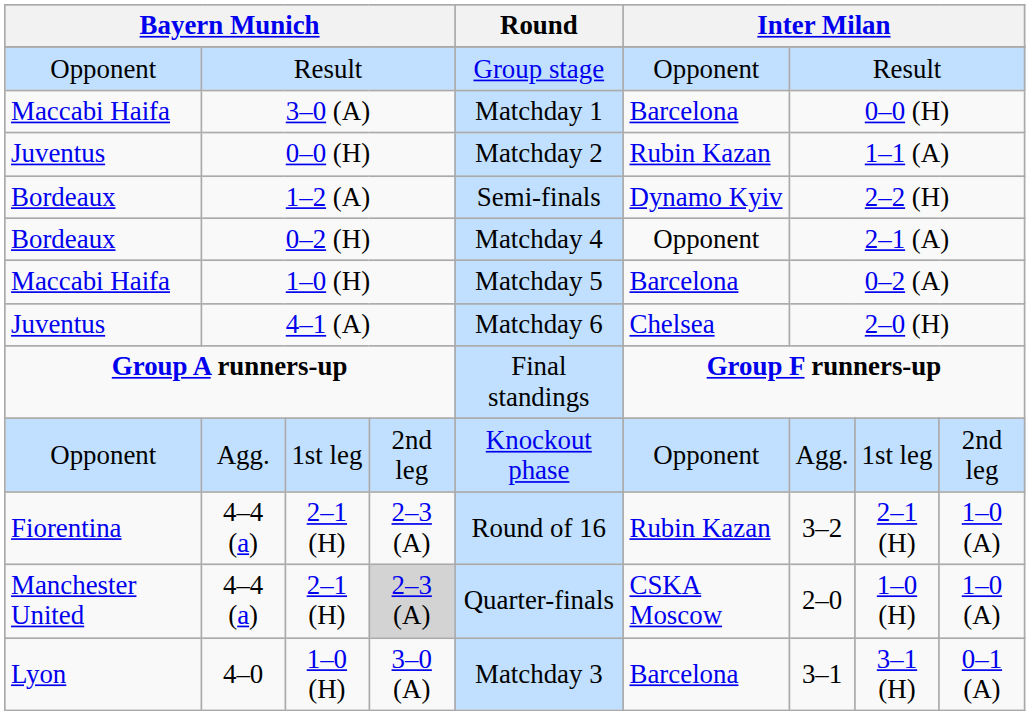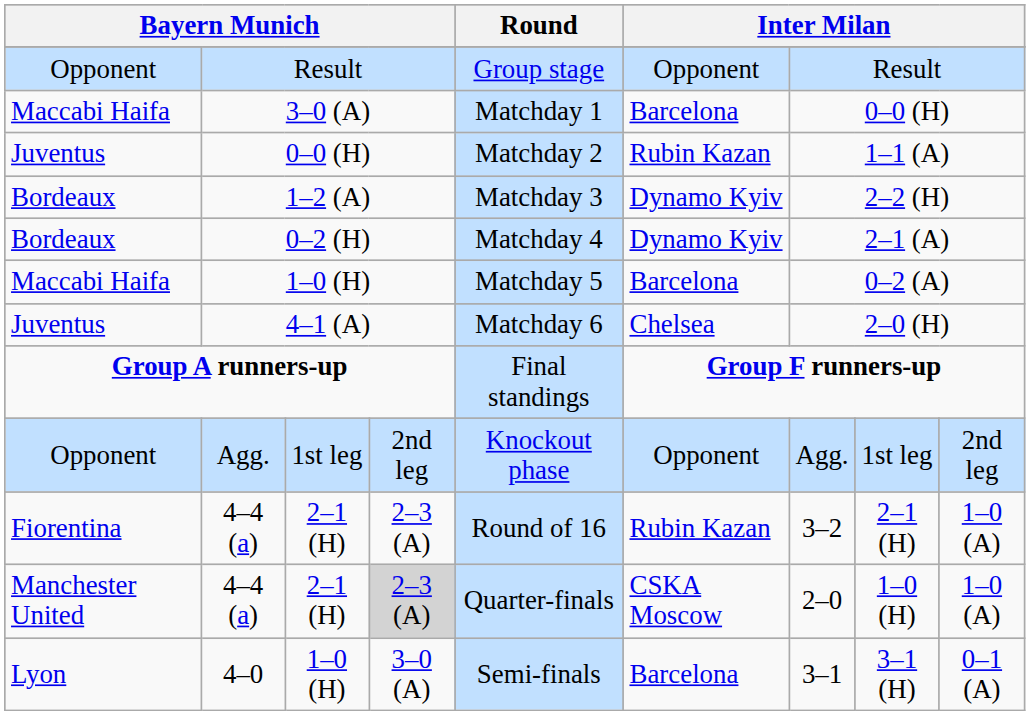(539, 196) Semi-finals -> (539, 196) Matchday 3
(706, 238) Opponent -> (706, 238) Dynamo Kyiv
(539, 673) Matchday 3 -> (539, 673) Semi-finals
